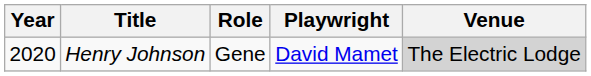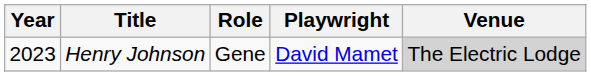(33, 53) 2020 -> (33, 53) 2023
